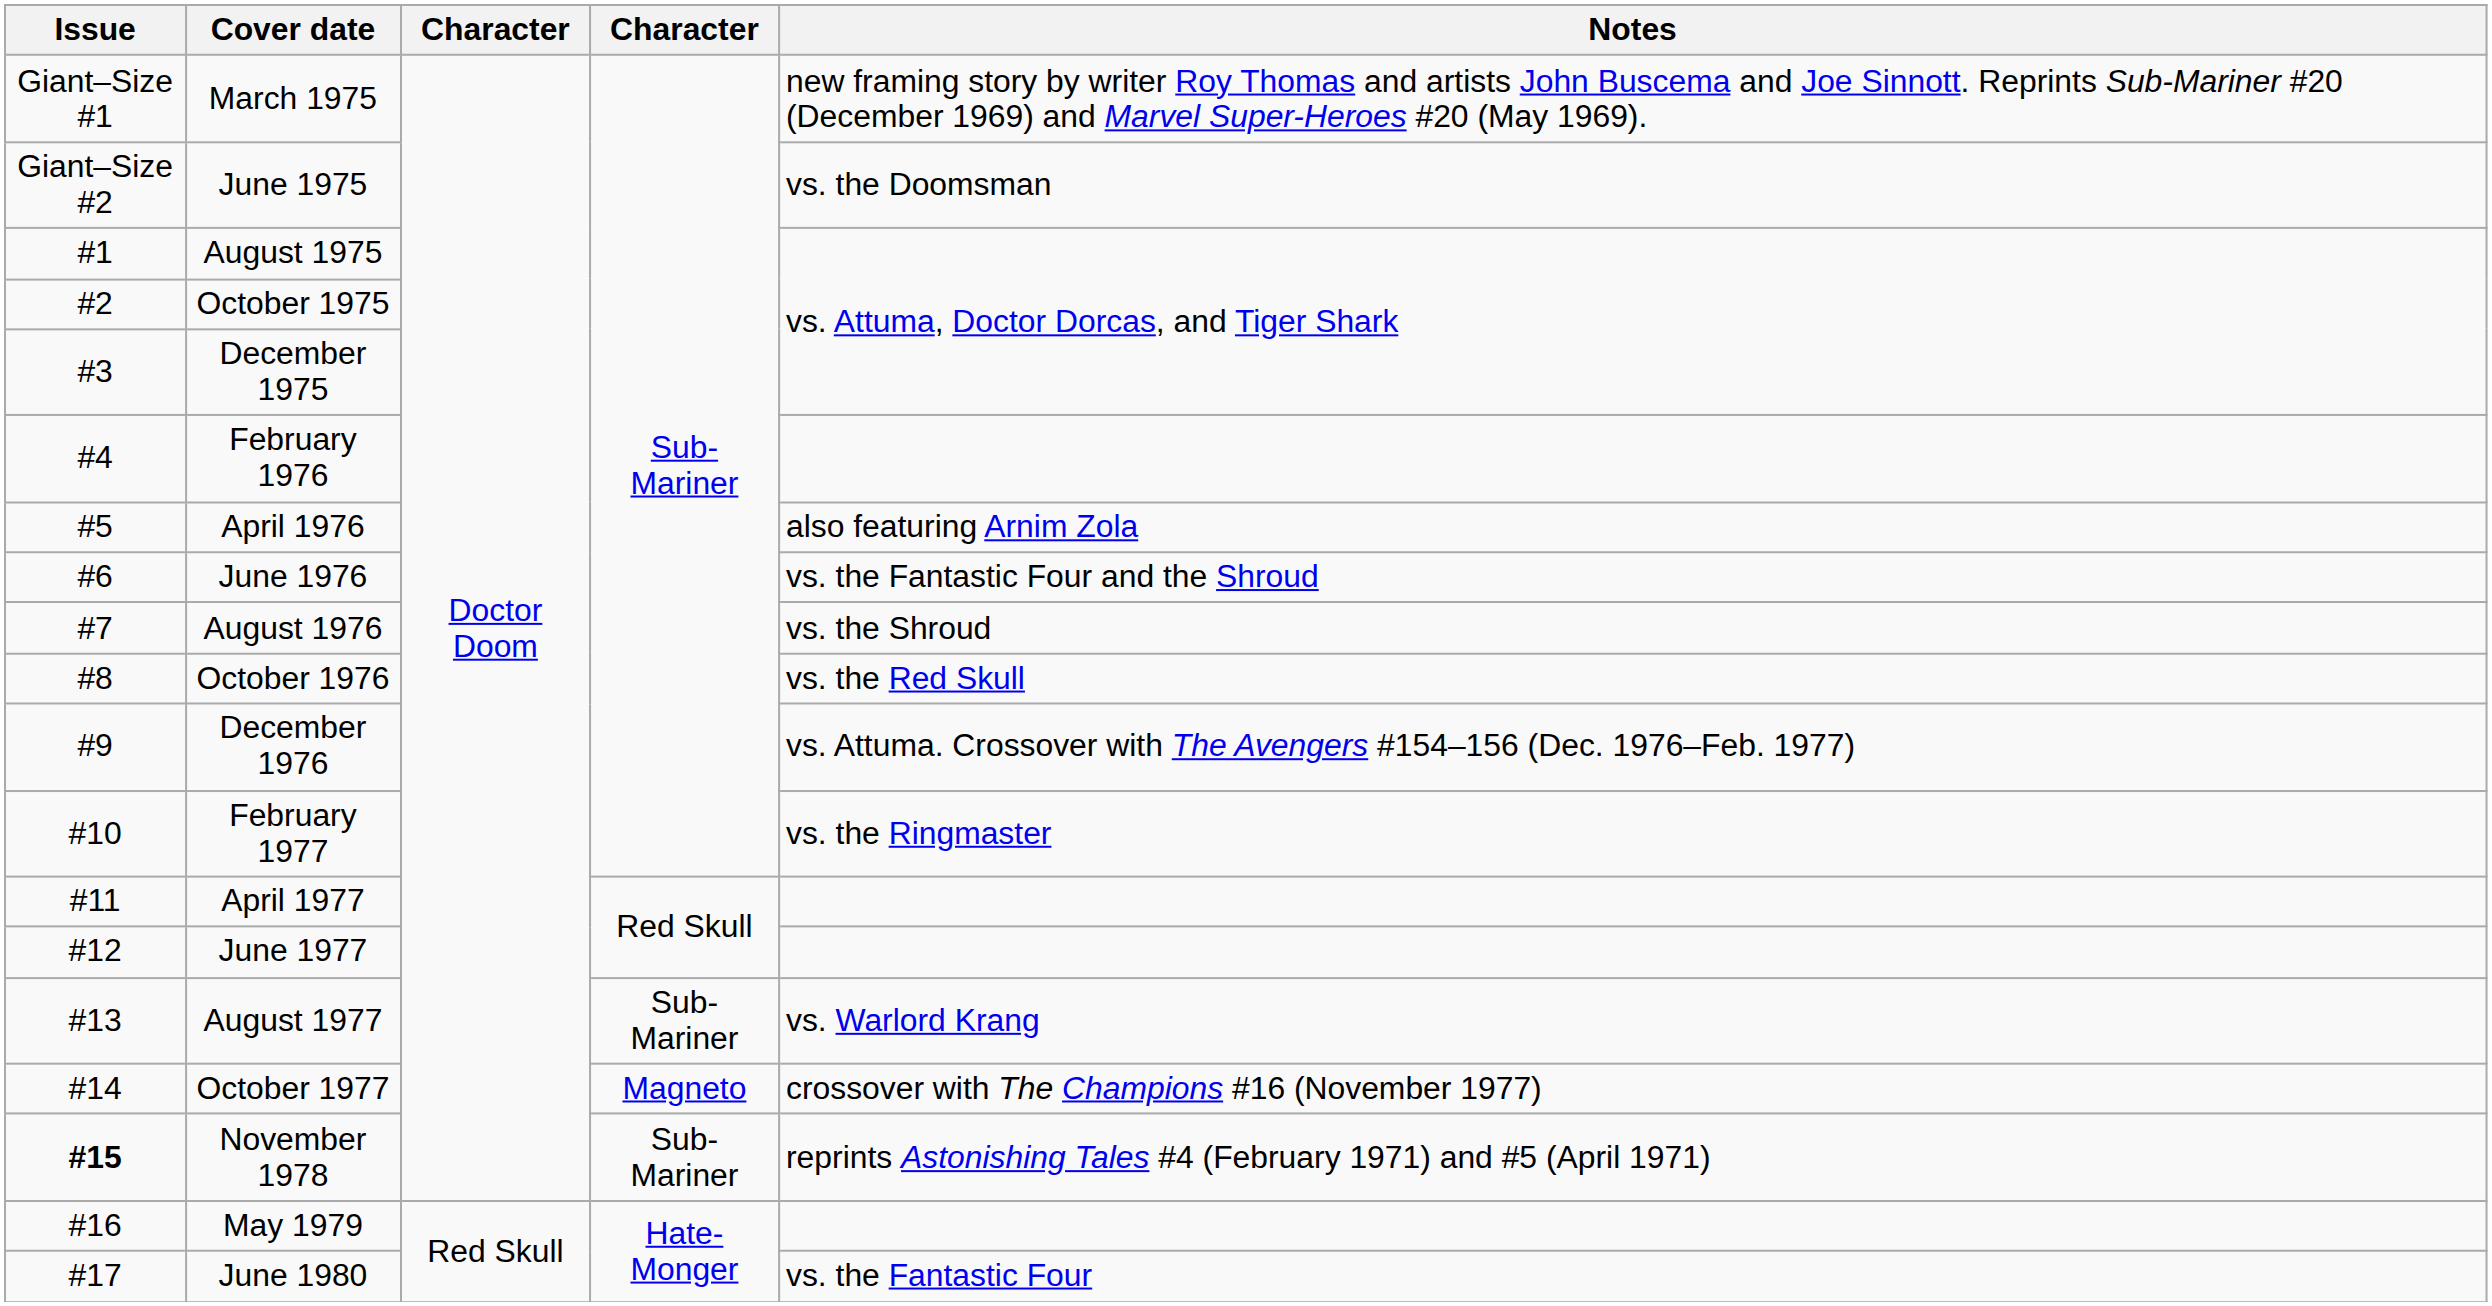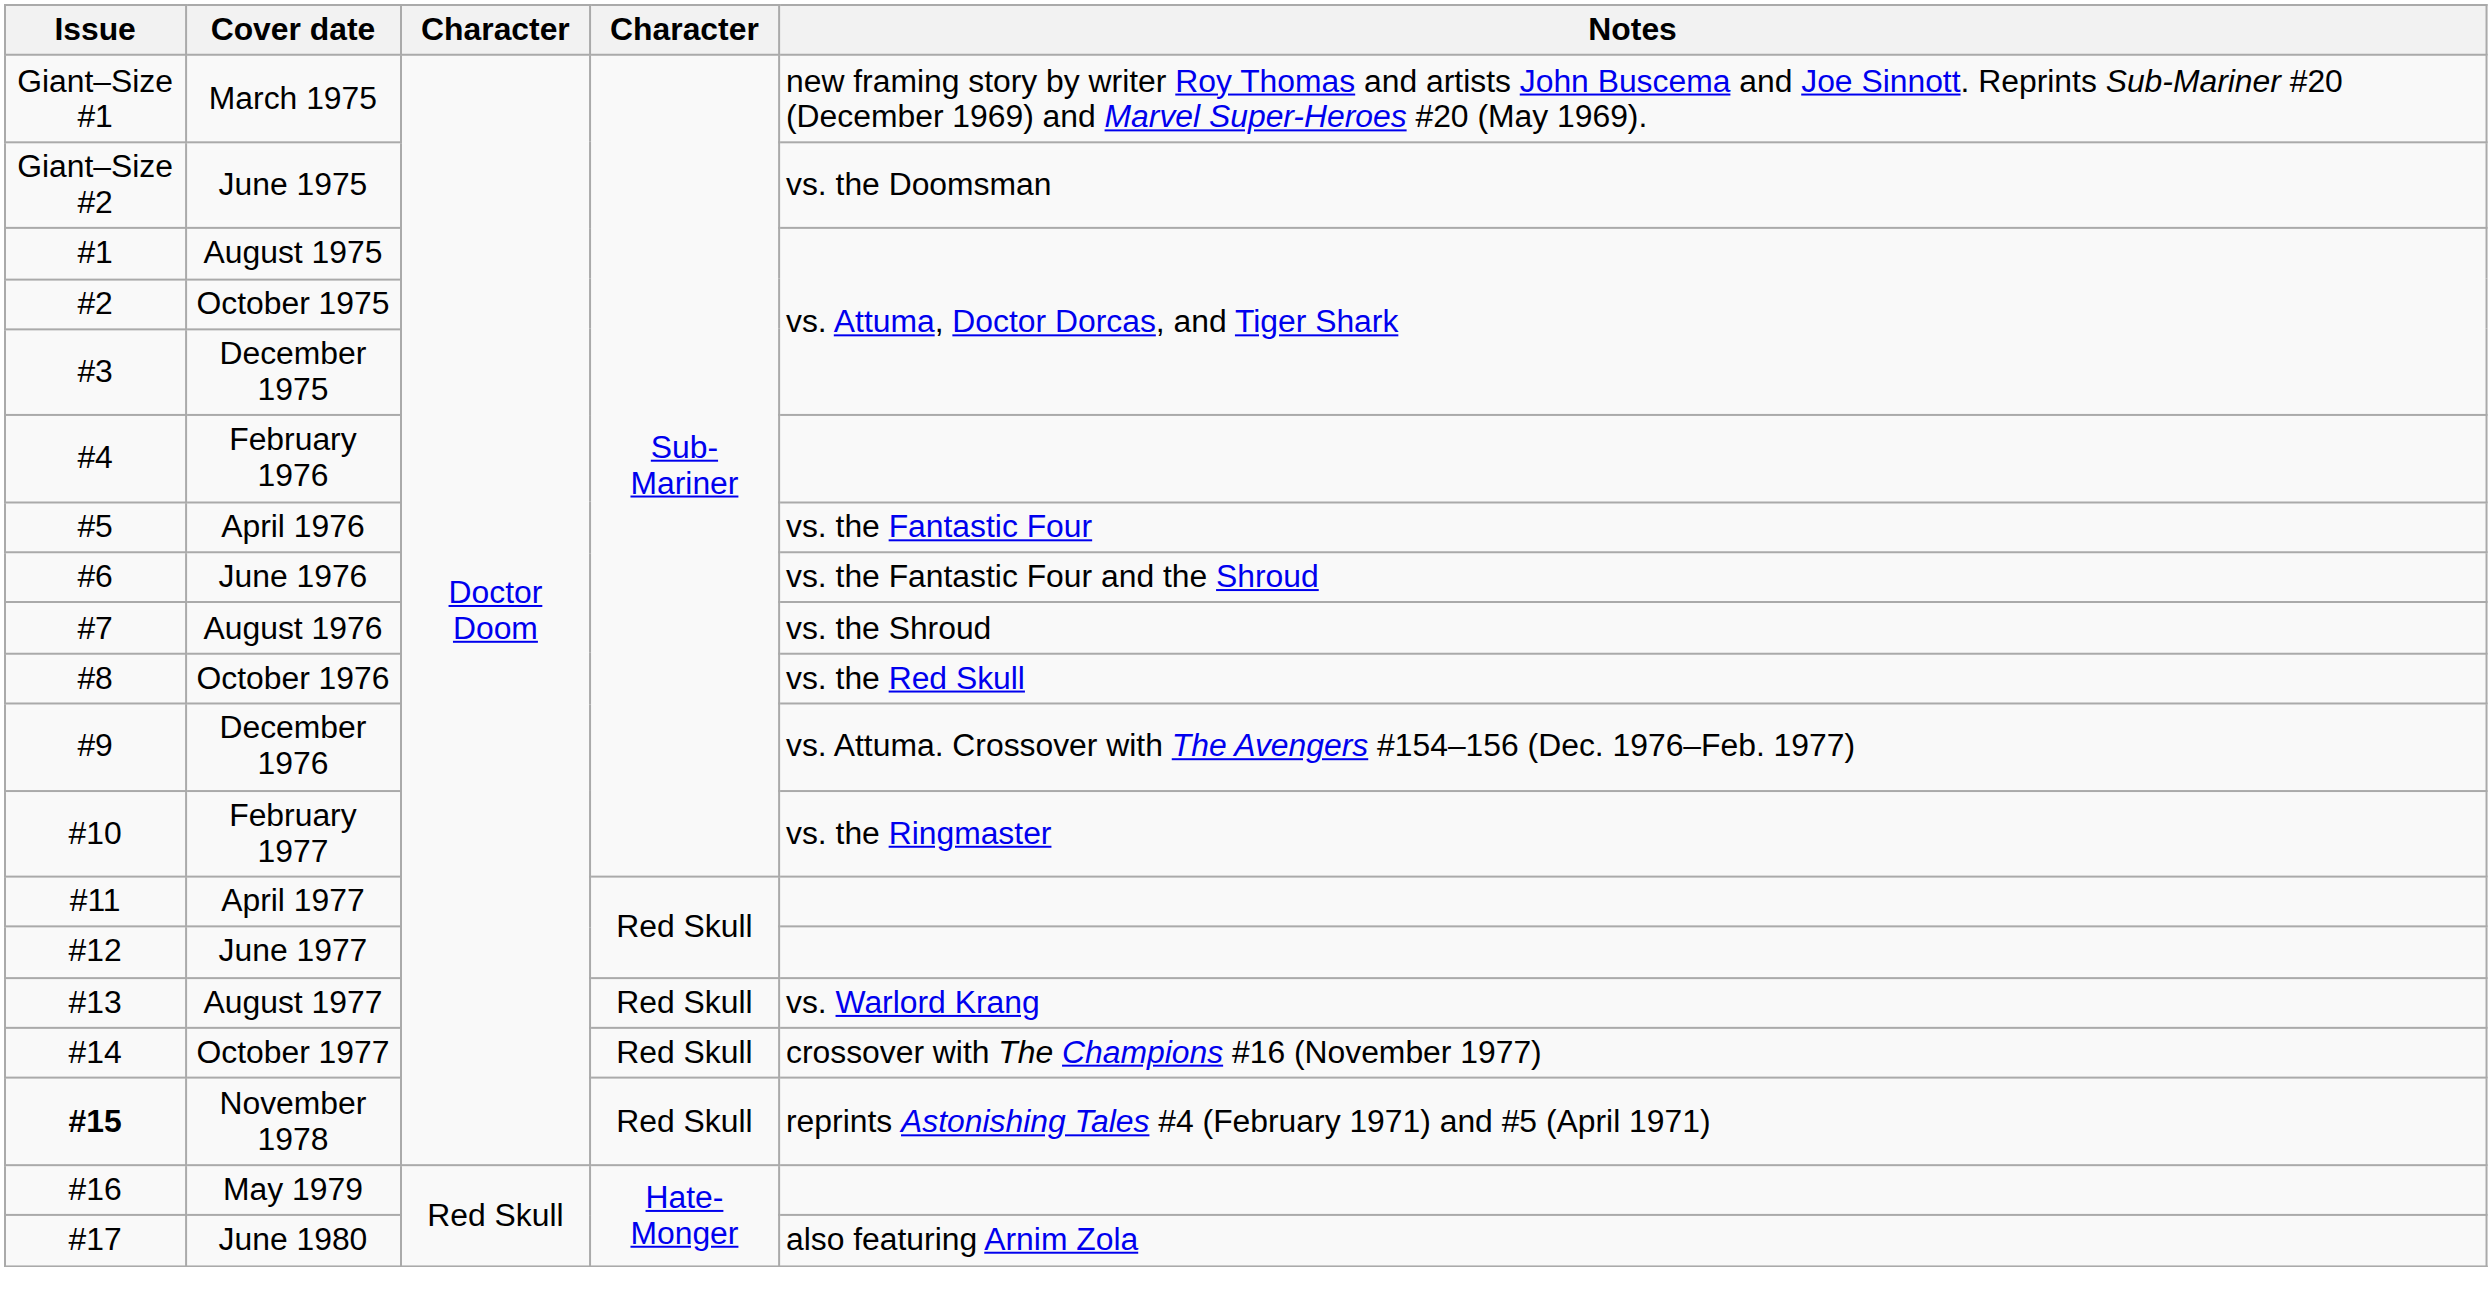(962, 526) also featuring Arnim Zola -> (939, 526) vs. the Fantastic Four
(684, 1020) Sub-Mariner -> (684, 1002) Red Skull
(684, 1088) Magneto -> (684, 1052) Red Skull
(684, 1156) Sub-Mariner -> (684, 1121) Red Skull
(939, 1275) vs. the Fantastic Four -> (962, 1239) also featuring Arnim Zola
